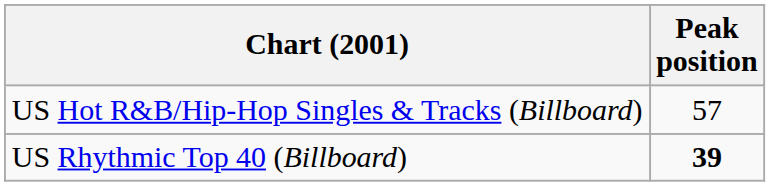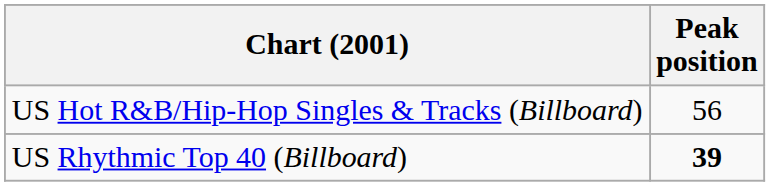(707, 109) 57 -> (707, 109) 56
